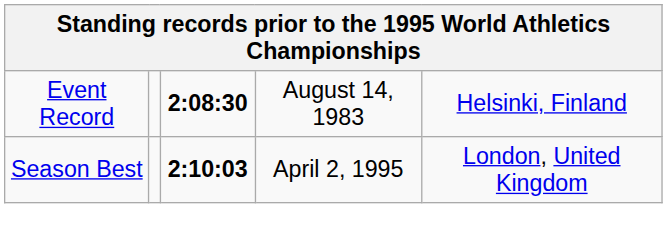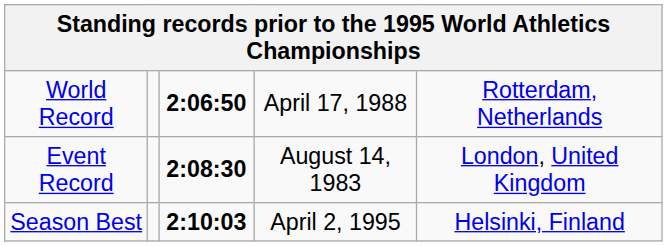+ row: (76, 103)
(542, 103) Helsinki, Finland -> (540, 169) London, United Kingdom
(542, 169) London, United Kingdom -> (540, 221) Helsinki, Finland
